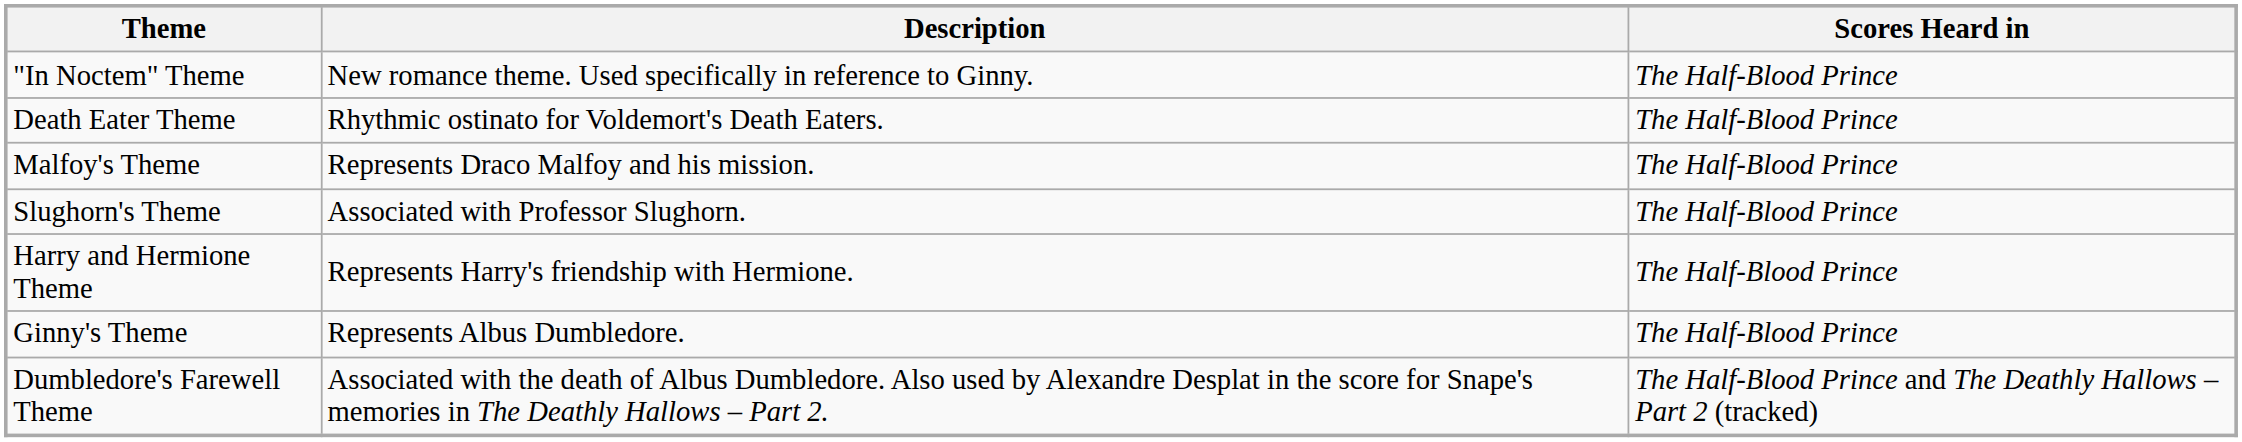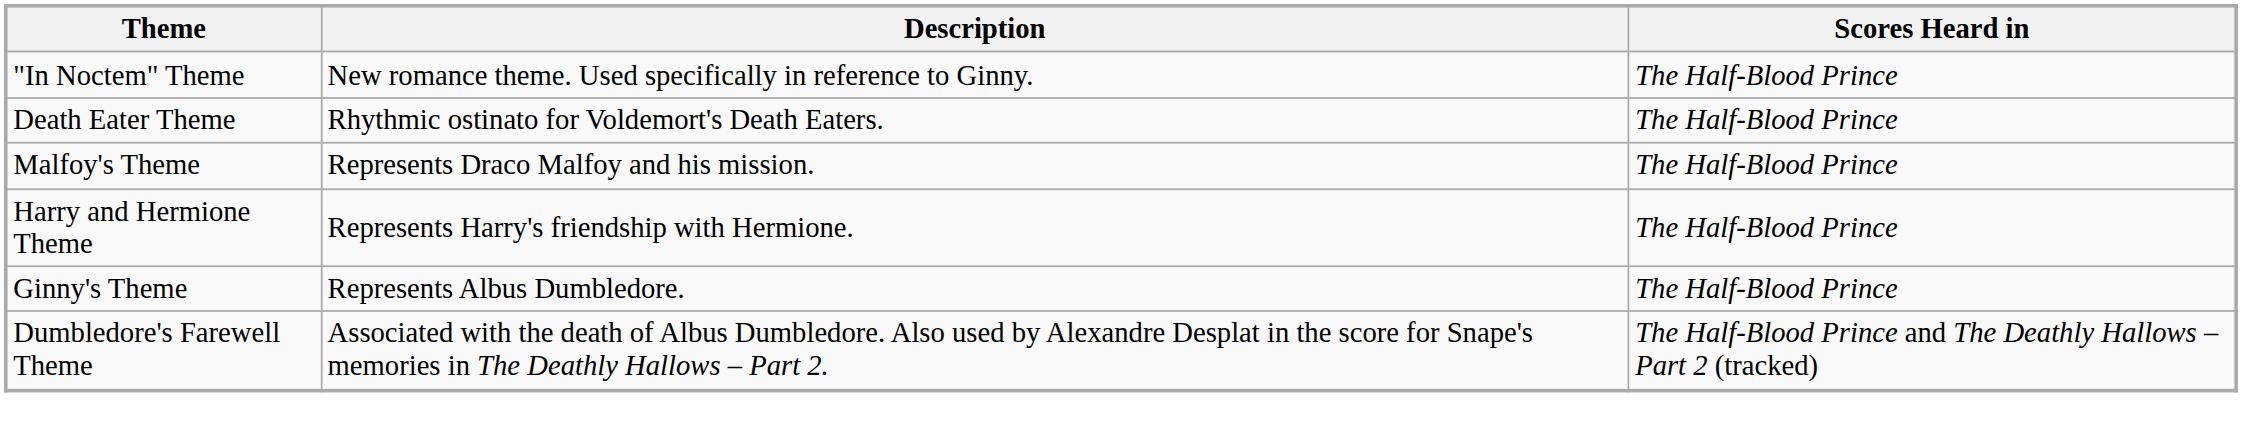- row: (117, 210)
